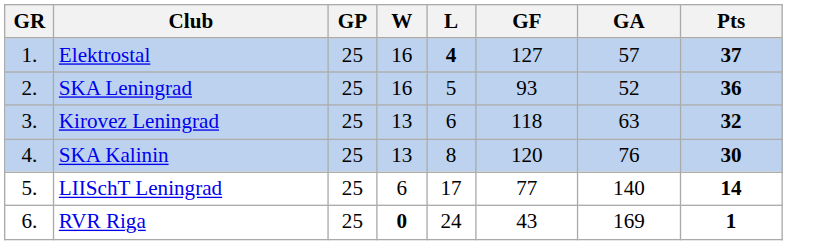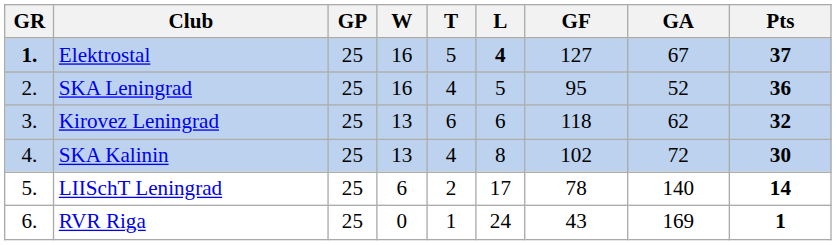+ column: (451, 21)
(29, 54) normal -> (29, 54) bold
(629, 54) 57 -> (678, 54) 67
(527, 88) 93 -> (576, 88) 95
(629, 121) 63 -> (678, 121) 62
(527, 155) 120 -> (576, 155) 102
(629, 155) 76 -> (678, 155) 72
(527, 188) 77 -> (576, 188) 78
(402, 222) bold -> (402, 222) normal
